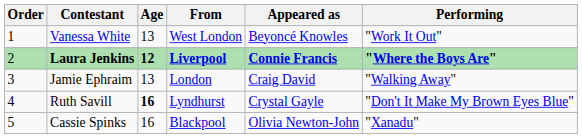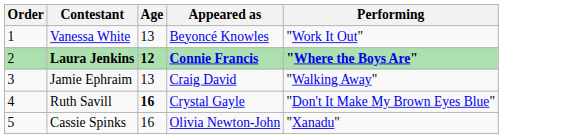- column: (206, 15)
